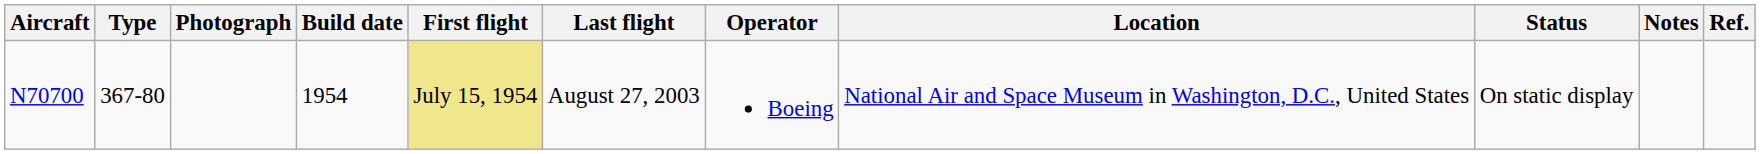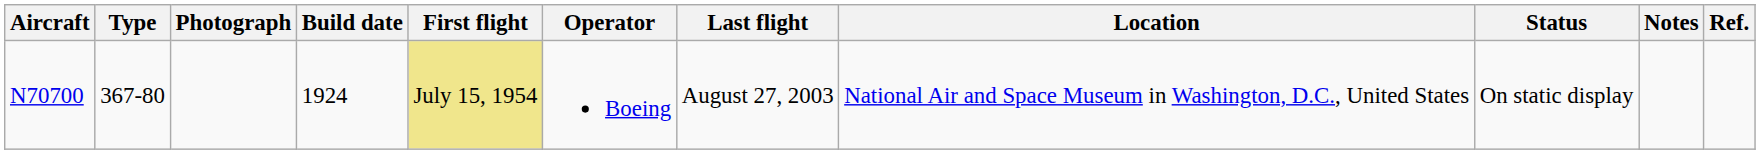columns swapped: (624, 22) <-> (772, 22)
(325, 94) 1954 -> (325, 94) 1924
